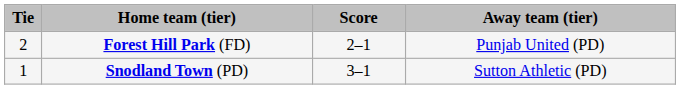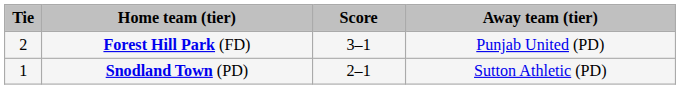(359, 44) 2–1 -> (359, 44) 3–1
(359, 71) 3–1 -> (359, 71) 2–1
